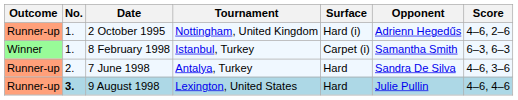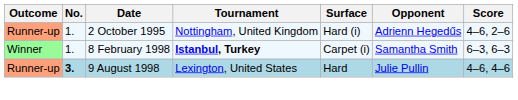(215, 49) normal -> (218, 49) bold
- row: (119, 67)
